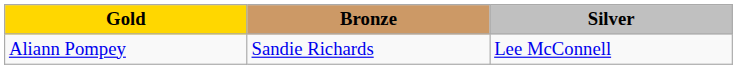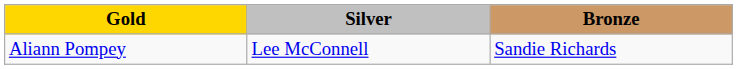columns swapped: (611, 19) <-> (369, 19)
